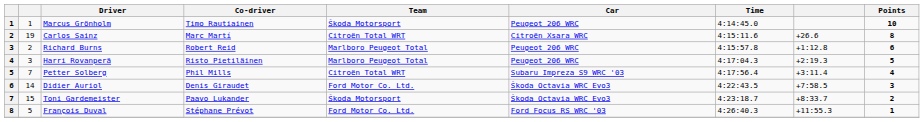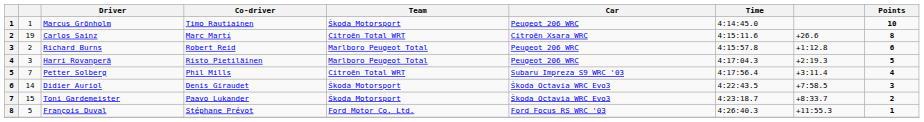(371, 86) Ford Motor Co. Ltd. -> (364, 86) Škoda Motorsport
